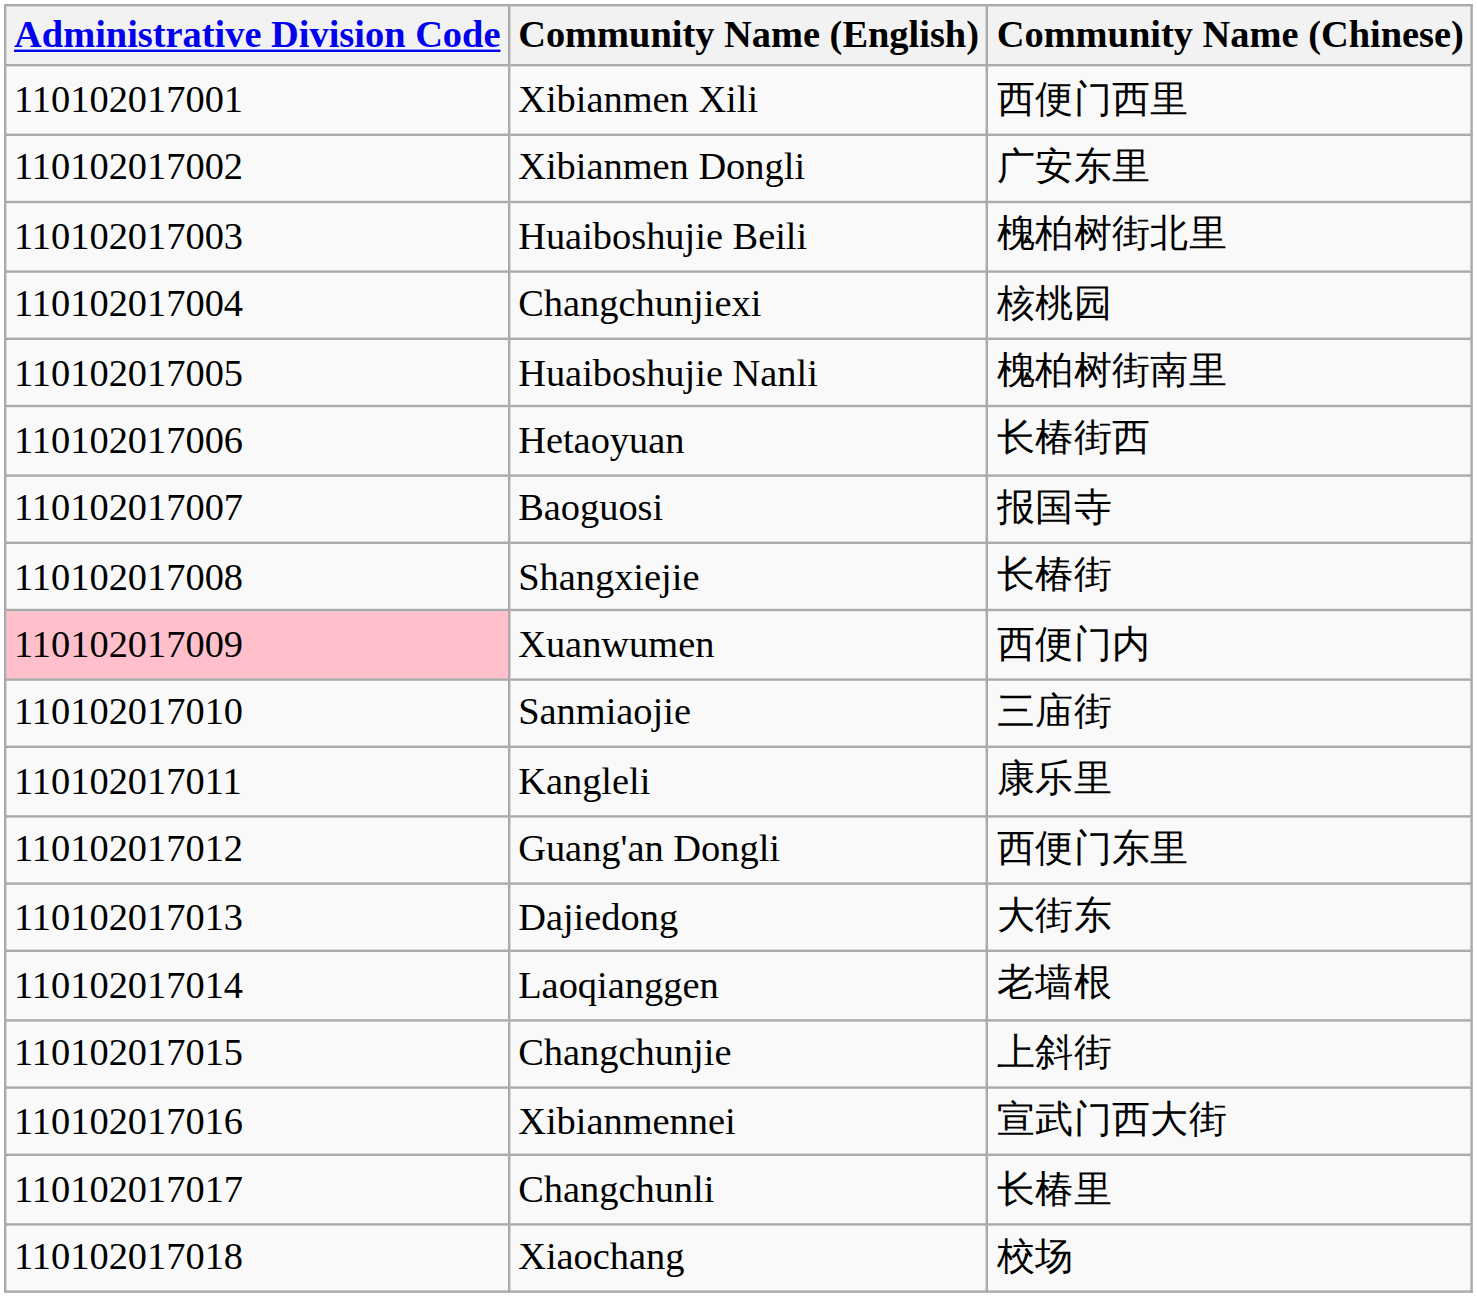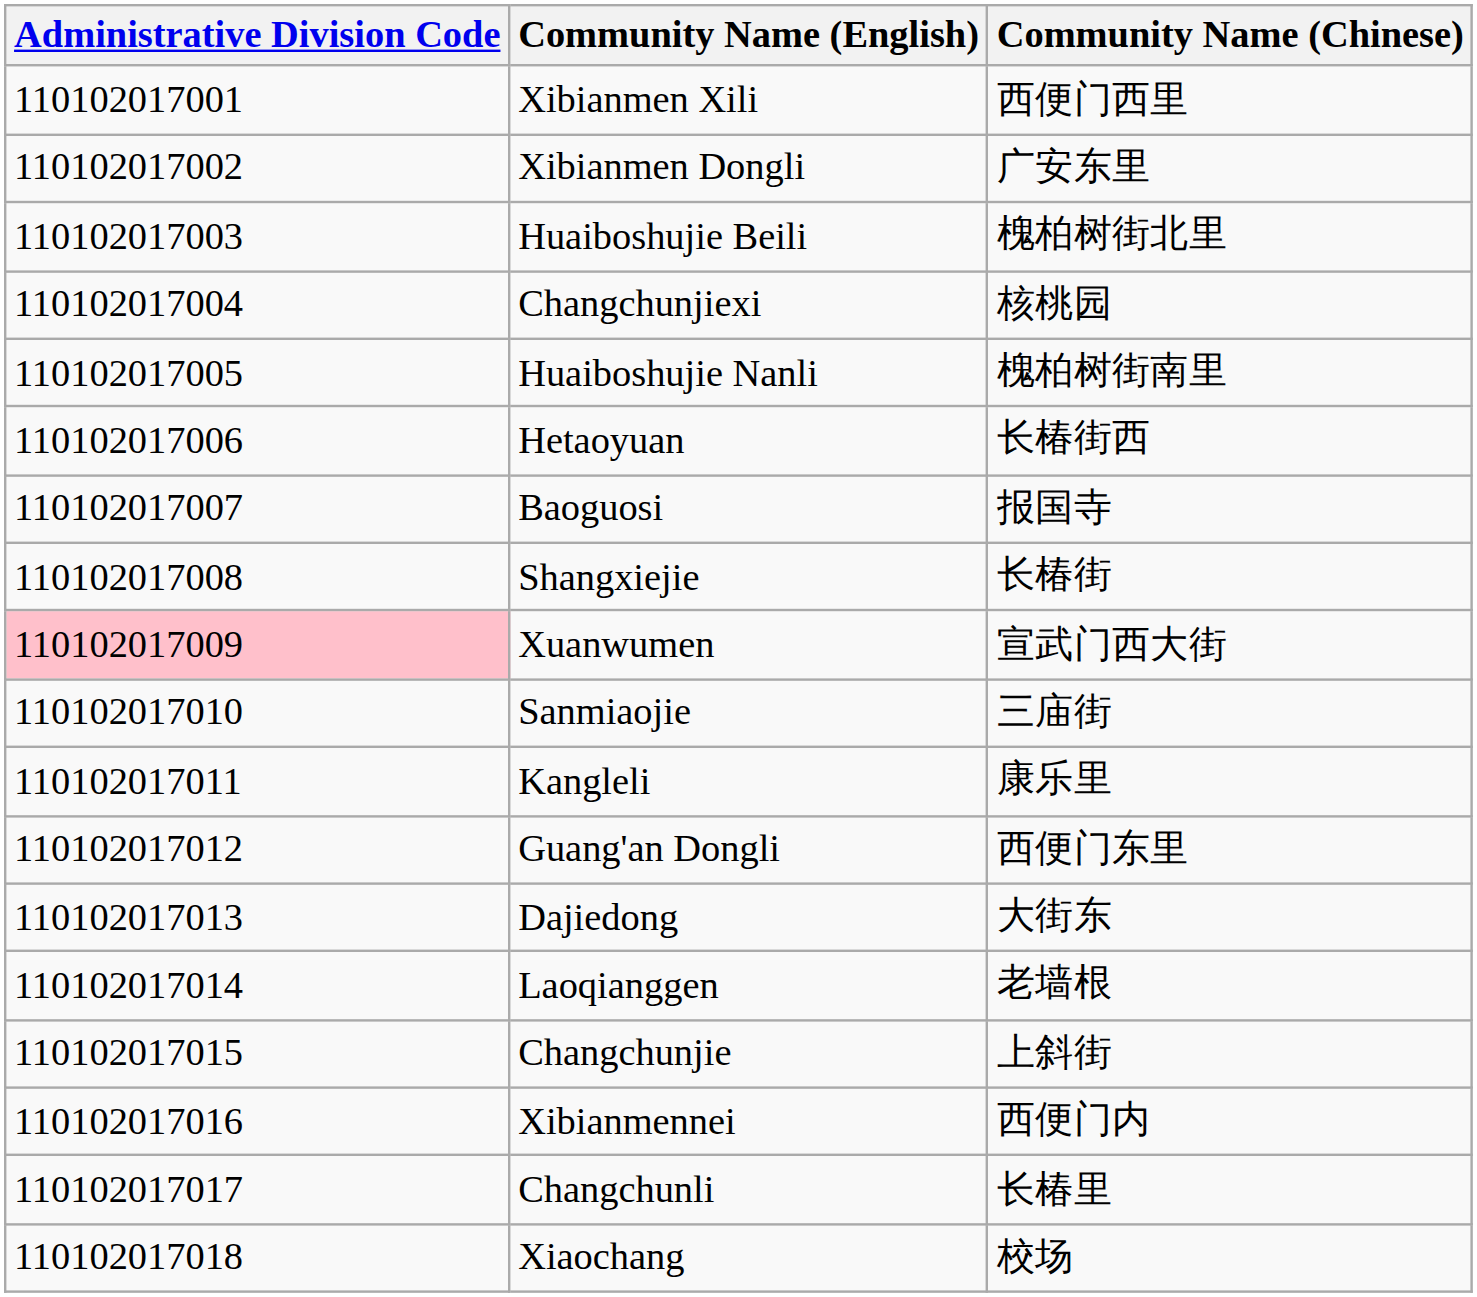(1074, 643) 西便门内 -> (1112, 643) 宣武门西大街
(1112, 1119) 宣武门西大街 -> (1074, 1119) 西便门内
